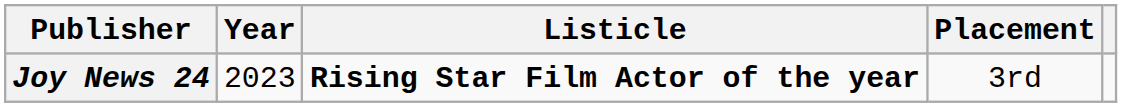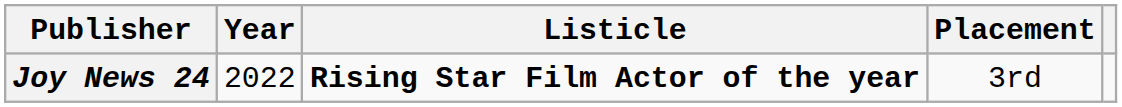(260, 78) 2023 -> (260, 78) 2022
